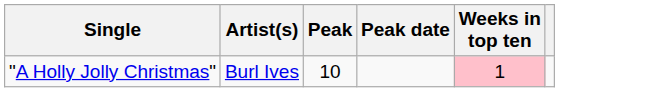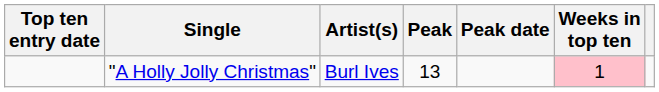+ column: (54, 30)
(330, 71) 10 -> (430, 71) 13
